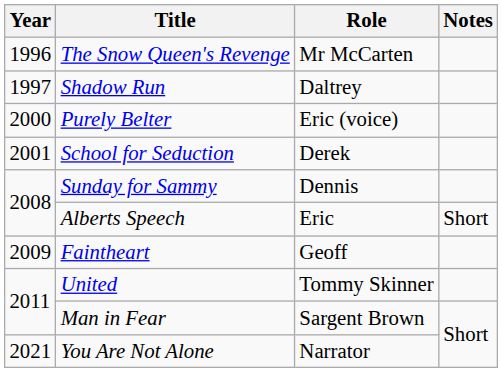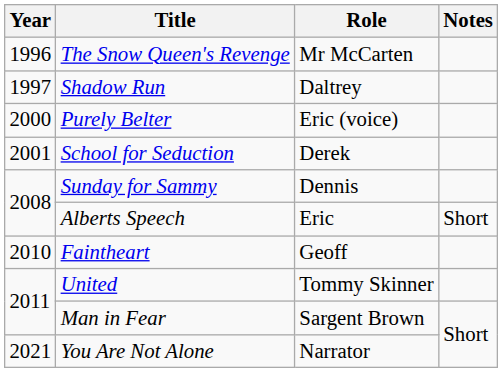(30, 251) 2009 -> (30, 251) 2010
